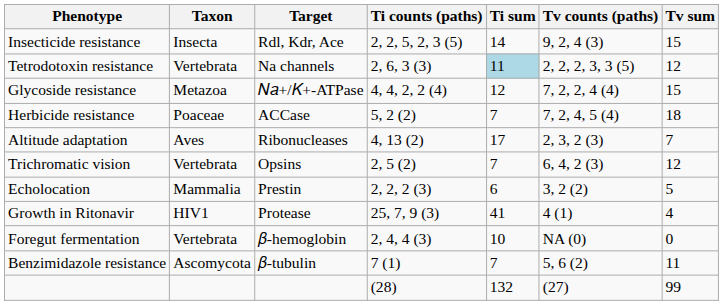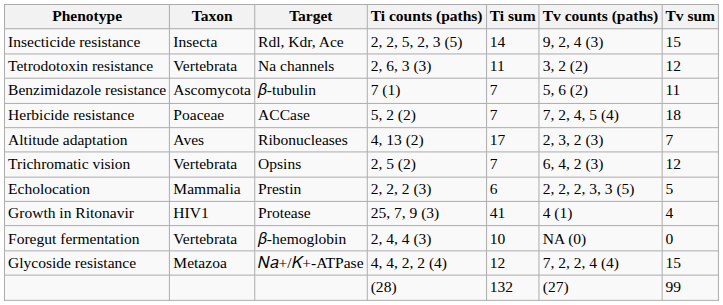(497, 66) lightblue background -> (497, 66) no background
(589, 66) 2, 2, 2, 3, 3 (5) -> (565, 66) 3, 2 (2)
rows swapped: (72, 90) <-> (87, 262)
(565, 189) 3, 2 (2) -> (589, 189) 2, 2, 2, 3, 3 (5)
